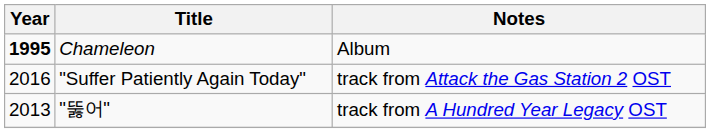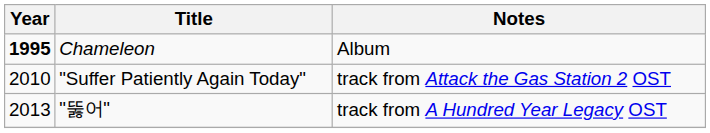(30, 78) 2016 -> (30, 78) 2010
